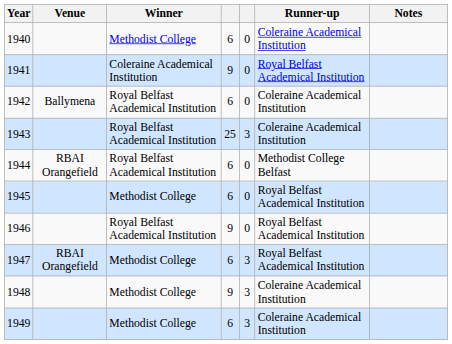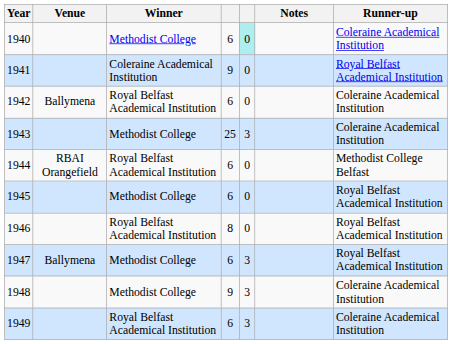columns swapped: (312, 13) <-> (408, 13)
(247, 38) no background -> (247, 38) paleturquoise background
(163, 133) Royal Belfast Academical Institution -> (153, 133) Methodist College
(230, 228) 9 -> (230, 228) 8
(70, 260) RBAI Orangefield -> (70, 260) Ballymena
(153, 323) Methodist College -> (163, 323) Royal Belfast Academical Institution
